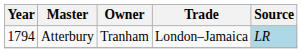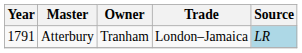(21, 36) 1794 -> (21, 36) 1791
